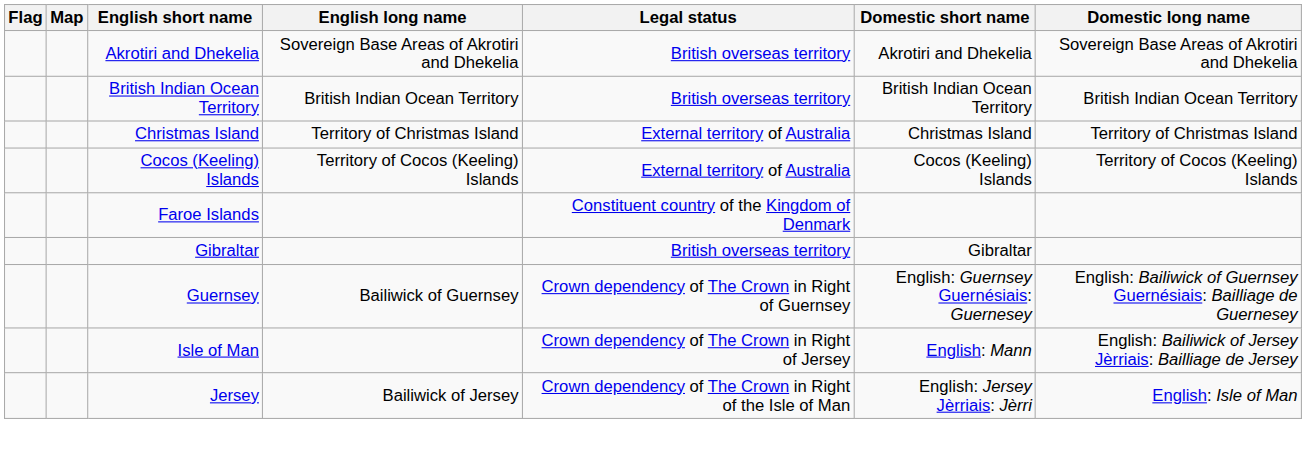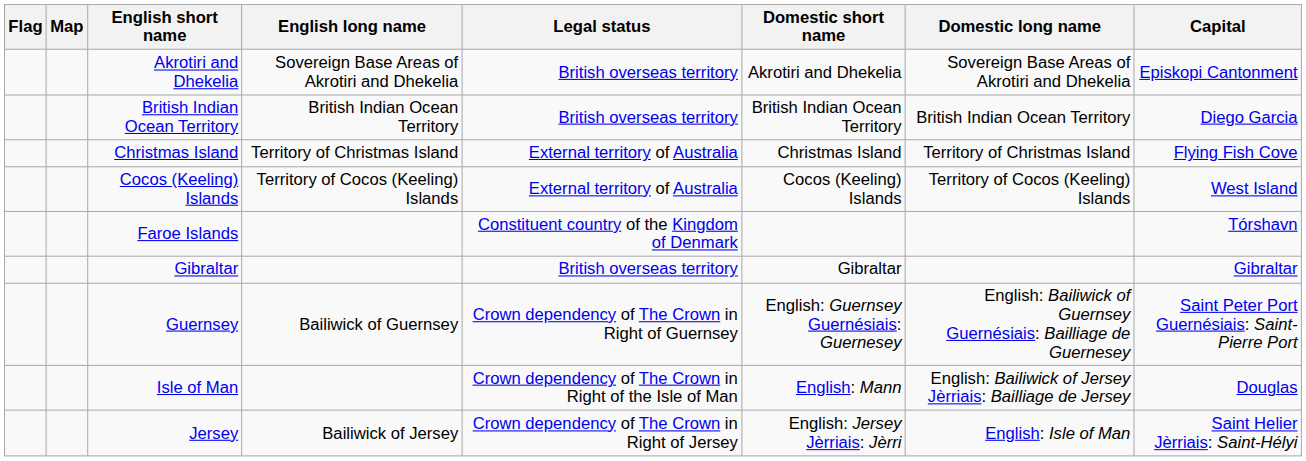+ column: (1218, 27)
(696, 350) Crown dependency of The Crown in Right of Jersey -> (605, 387) Crown dependency of The Crown in Right of the Isle of Man
(696, 395) Crown dependency of The Crown in Right of the Isle of Man -> (605, 433) Crown dependency of The Crown in Right of Jersey
